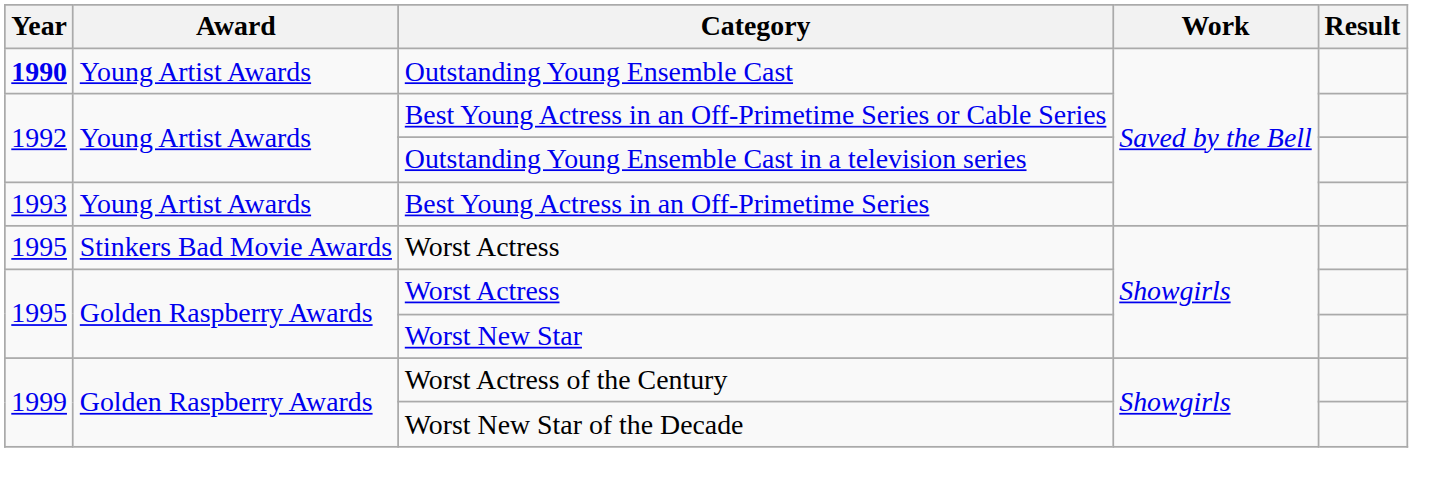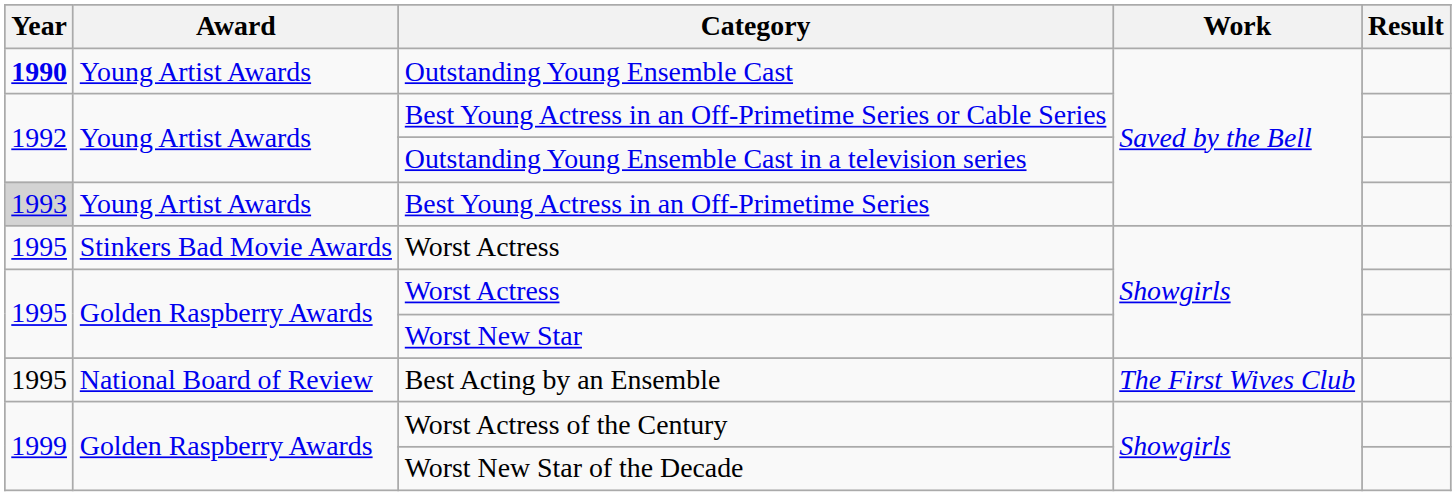(39, 203) no background -> (39, 203) lightgrey background
+ row: (226, 379)
